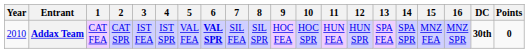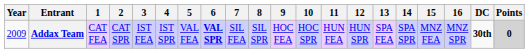(16, 34) 2010 -> (16, 34) 2009
(509, 34) no background -> (509, 34) lightgrey background
